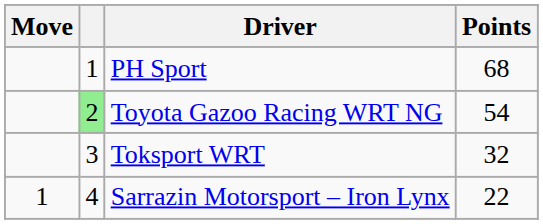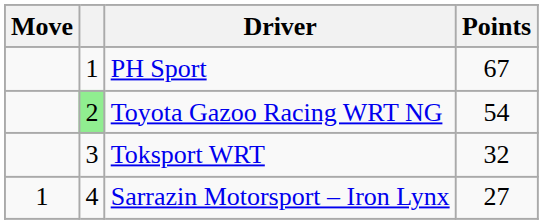(497, 68) 68 -> (497, 68) 67
(497, 196) 22 -> (497, 196) 27
